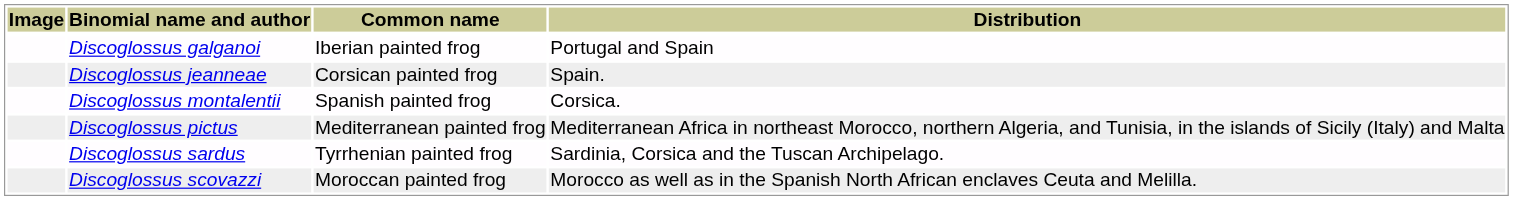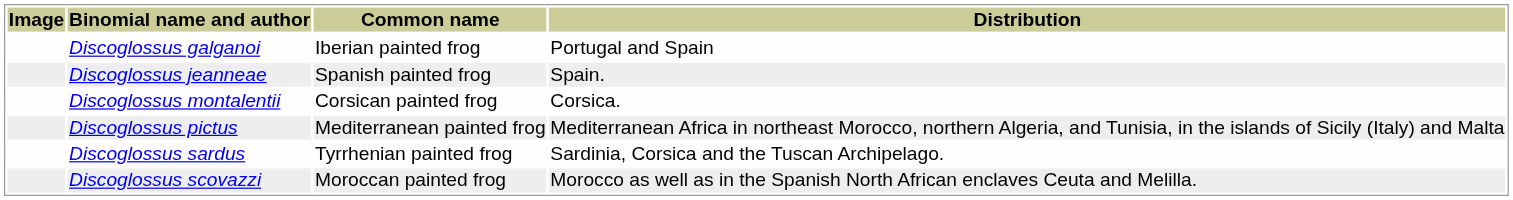(406, 74) Corsican painted frog -> (403, 74) Spanish painted frog
(403, 101) Spanish painted frog -> (406, 101) Corsican painted frog
